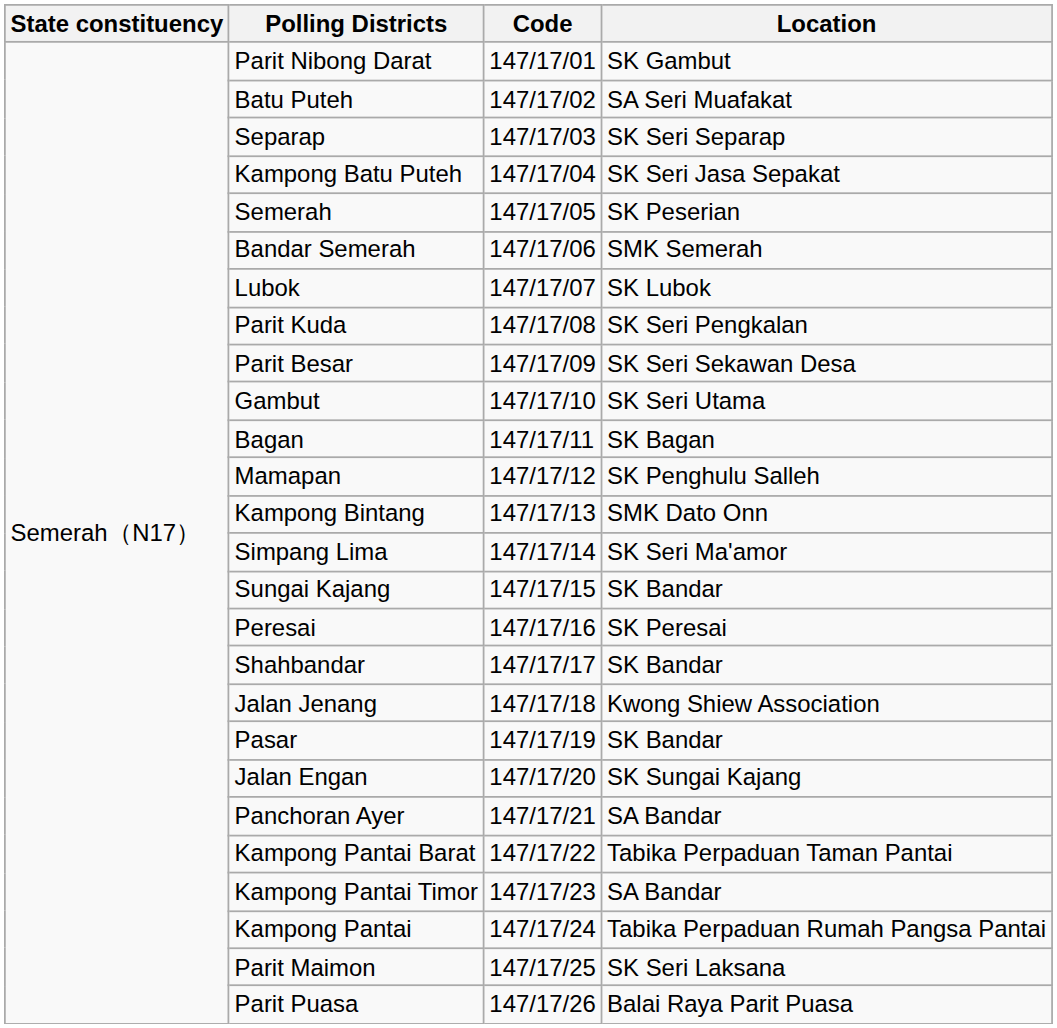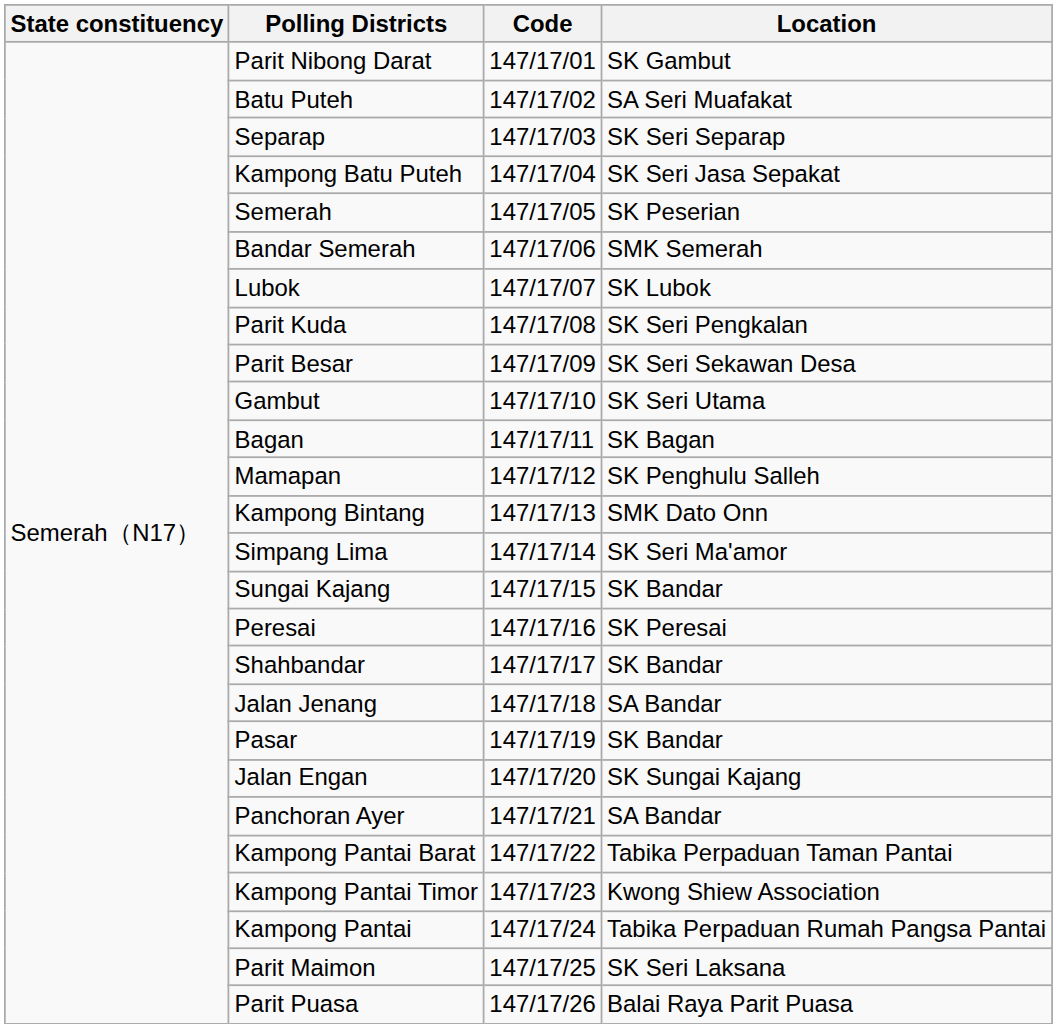(743, 702) Kwong Shiew Association -> (664, 702) SA Bandar
(664, 891) SA Bandar -> (743, 891) Kwong Shiew Association
